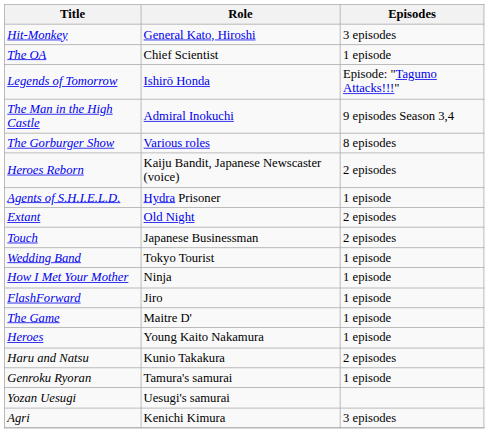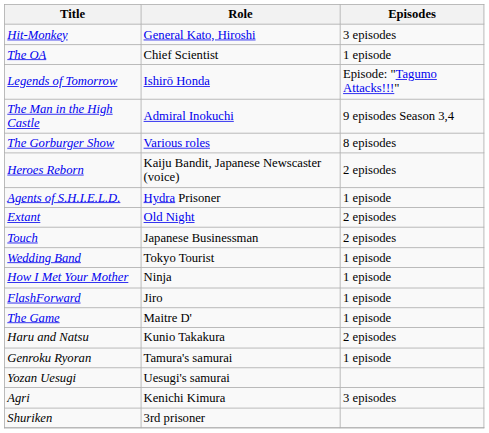- row: (25, 337)
+ row: (30, 418)
